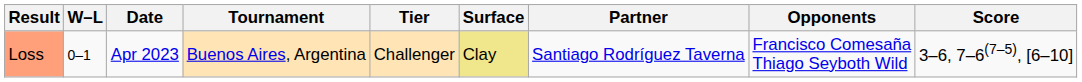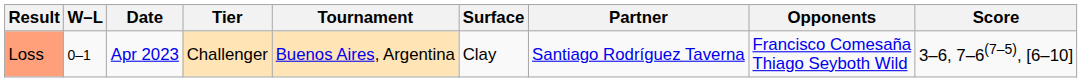columns swapped: (276, 17) <-> (414, 17)
(480, 53) khaki background -> (480, 53) no background
